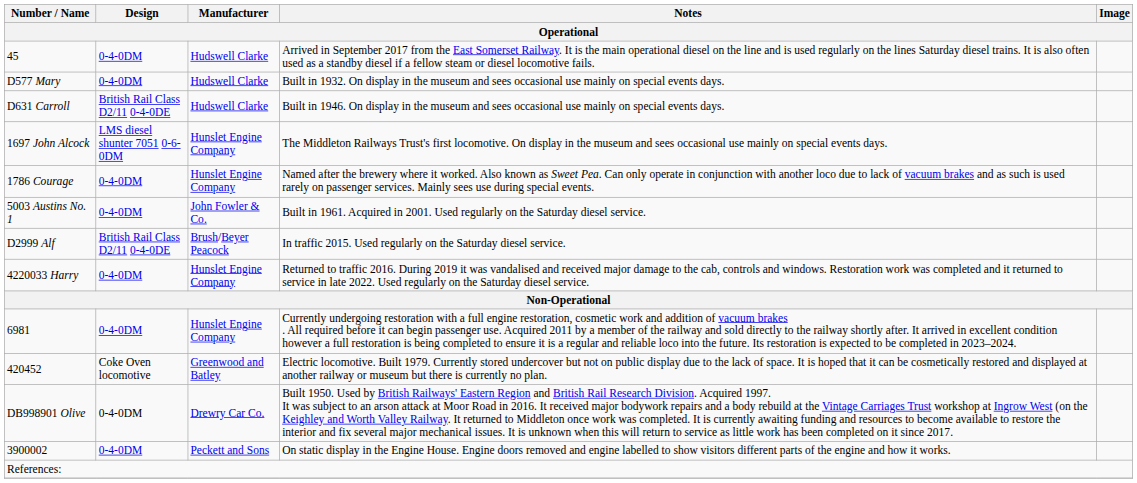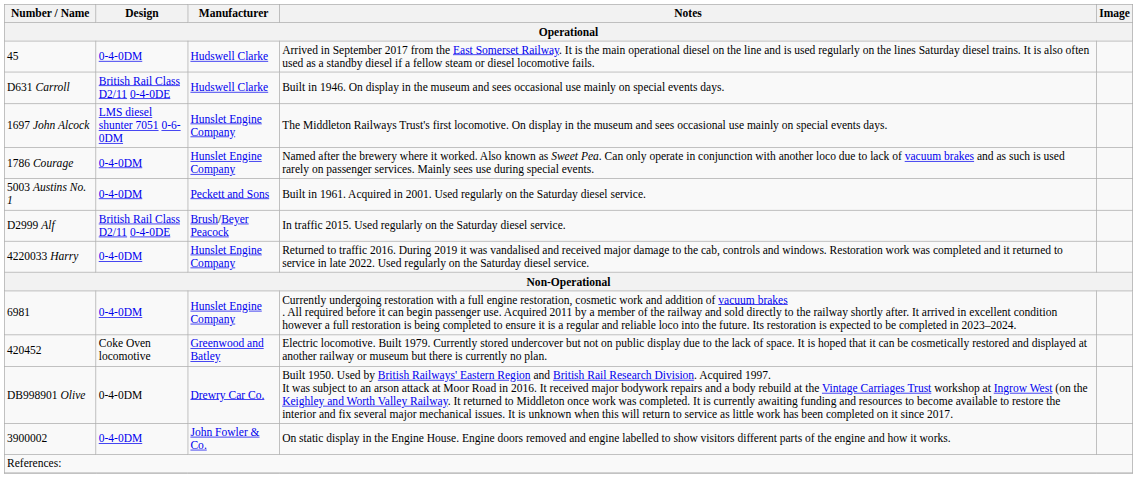- row: (34, 81)
(225, 212) John Fowler & Co. -> (230, 194) Peckett and Sons
(230, 450) Peckett and Sons -> (225, 439) John Fowler & Co.
